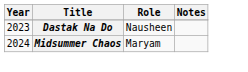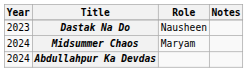+ row: (95, 59)
